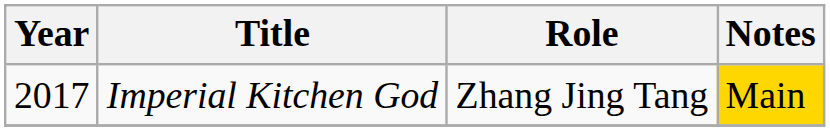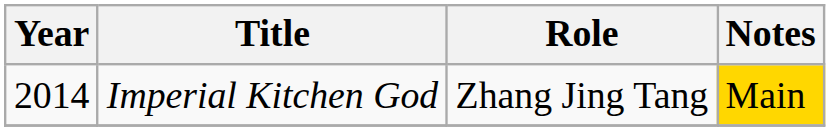(52, 94) 2017 -> (52, 94) 2014
